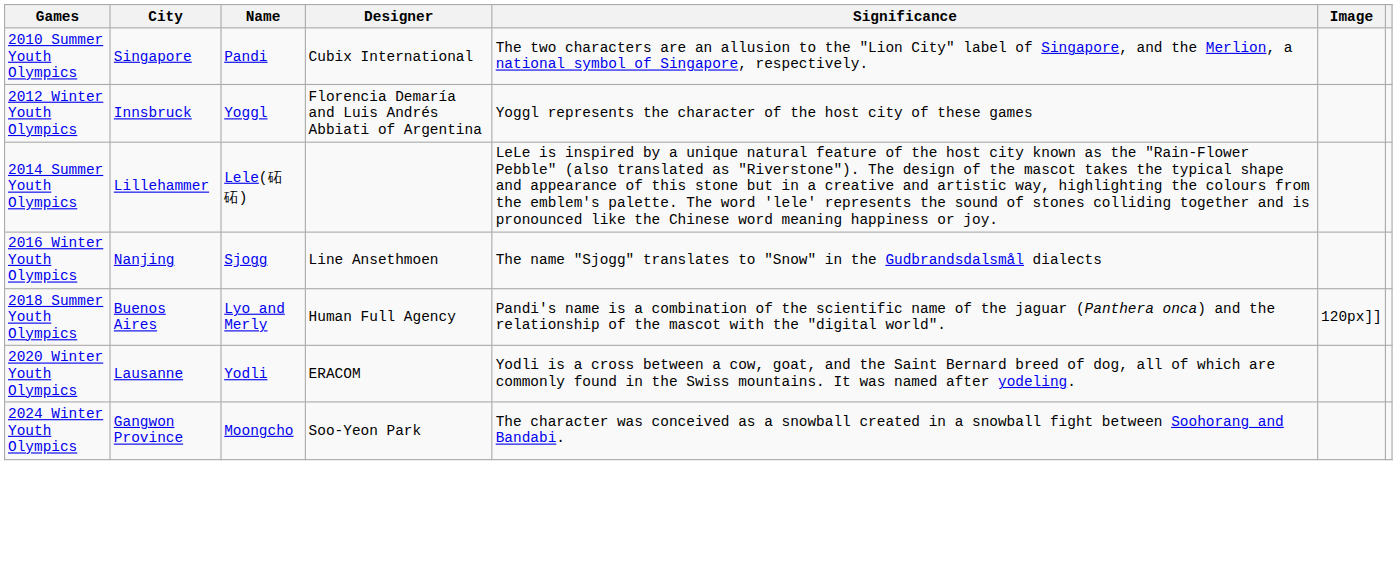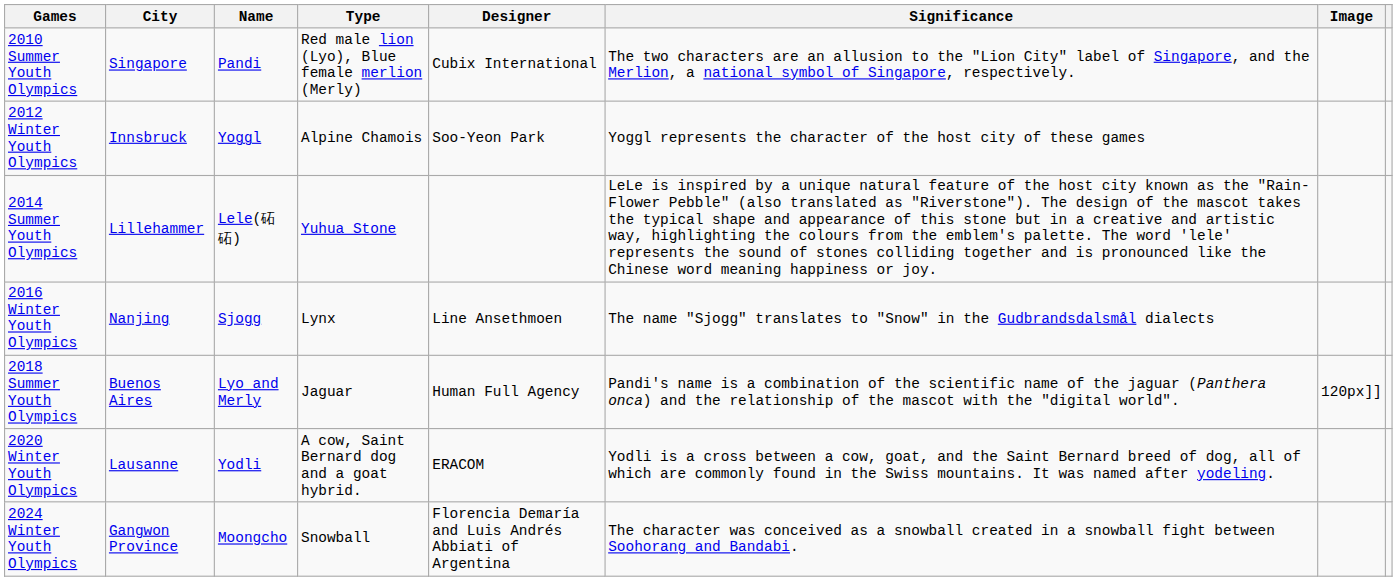+ column: (363, 16)
(395, 113) Florencia Demaría and Luis Andrés Abbiati of Argentina -> (489, 138) Soo-Yeon Park
(365, 431) Soo-Yeon Park -> (506, 539) Florencia Demaría and Luis Andrés Abbiati of Argentina
